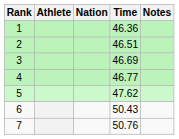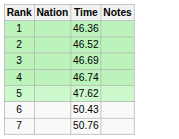- column: (54, 12)
(125, 45) 46.51 -> (86, 45) 46.52
(125, 77) 46.77 -> (86, 77) 46.74
